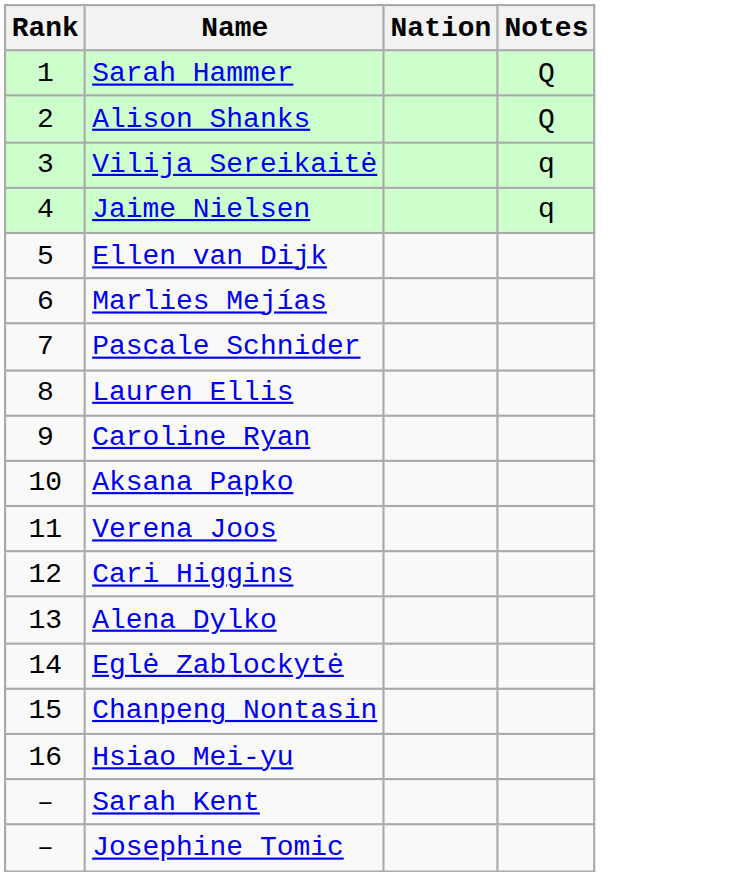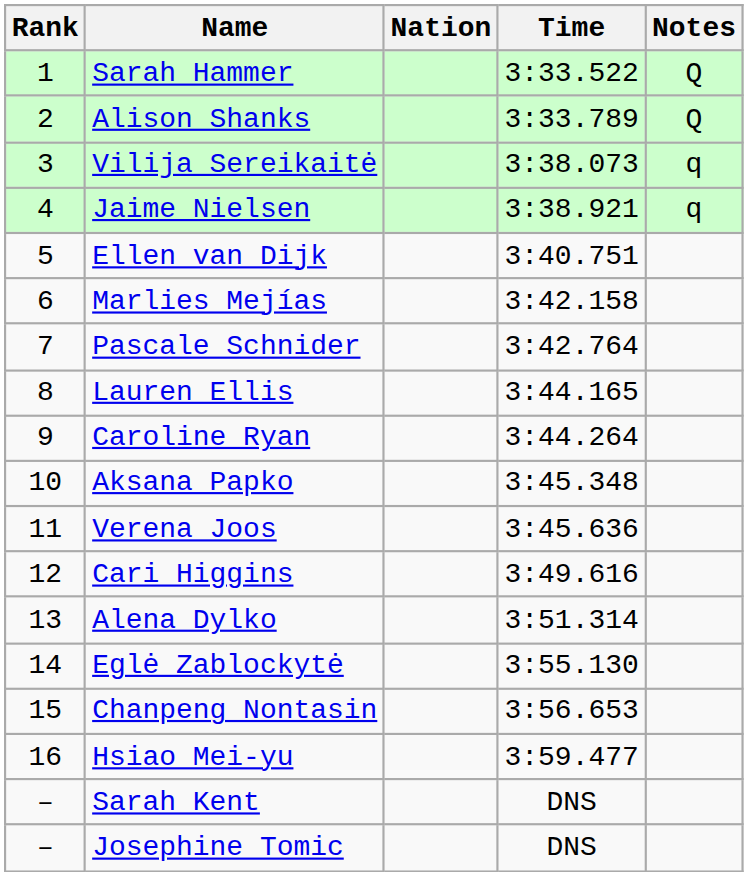+ column: (572, 28)
